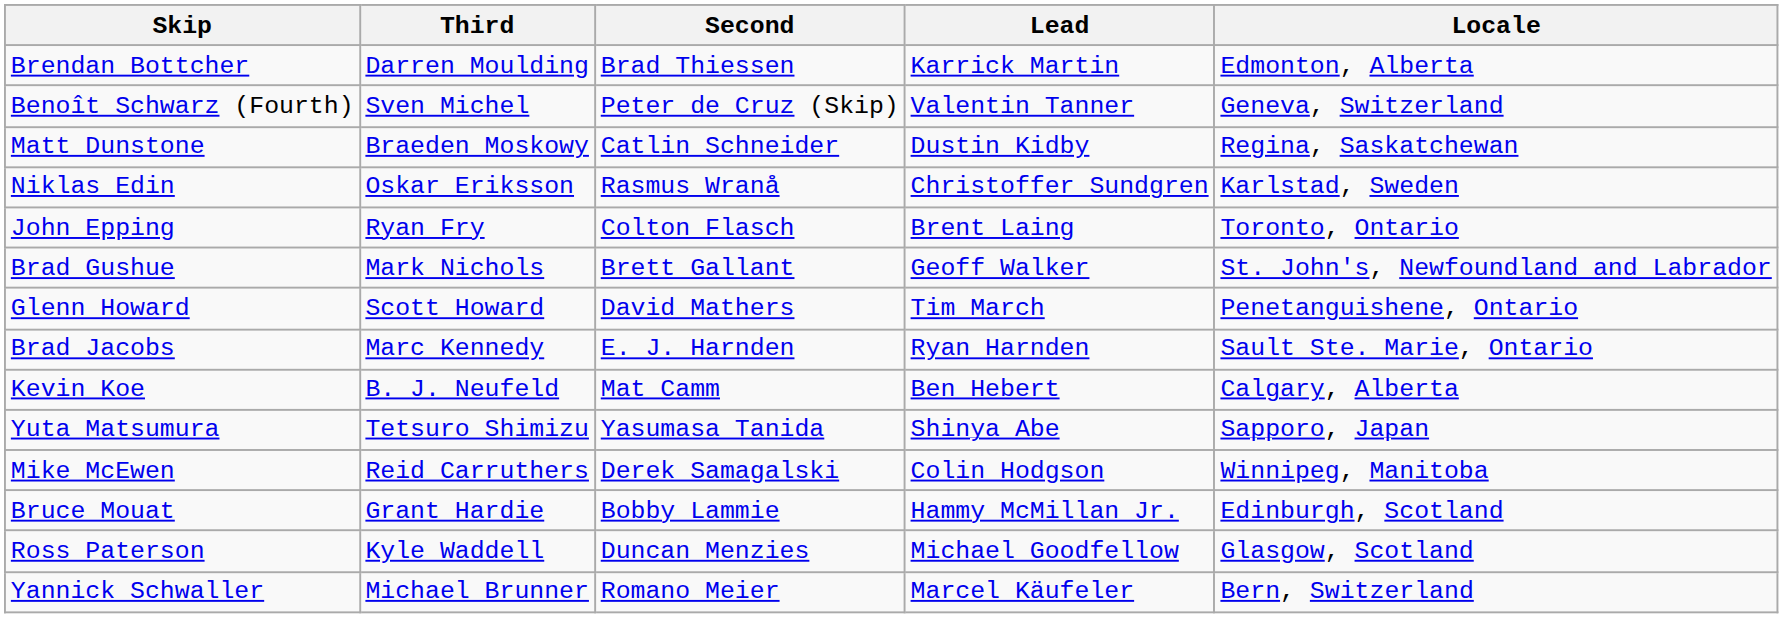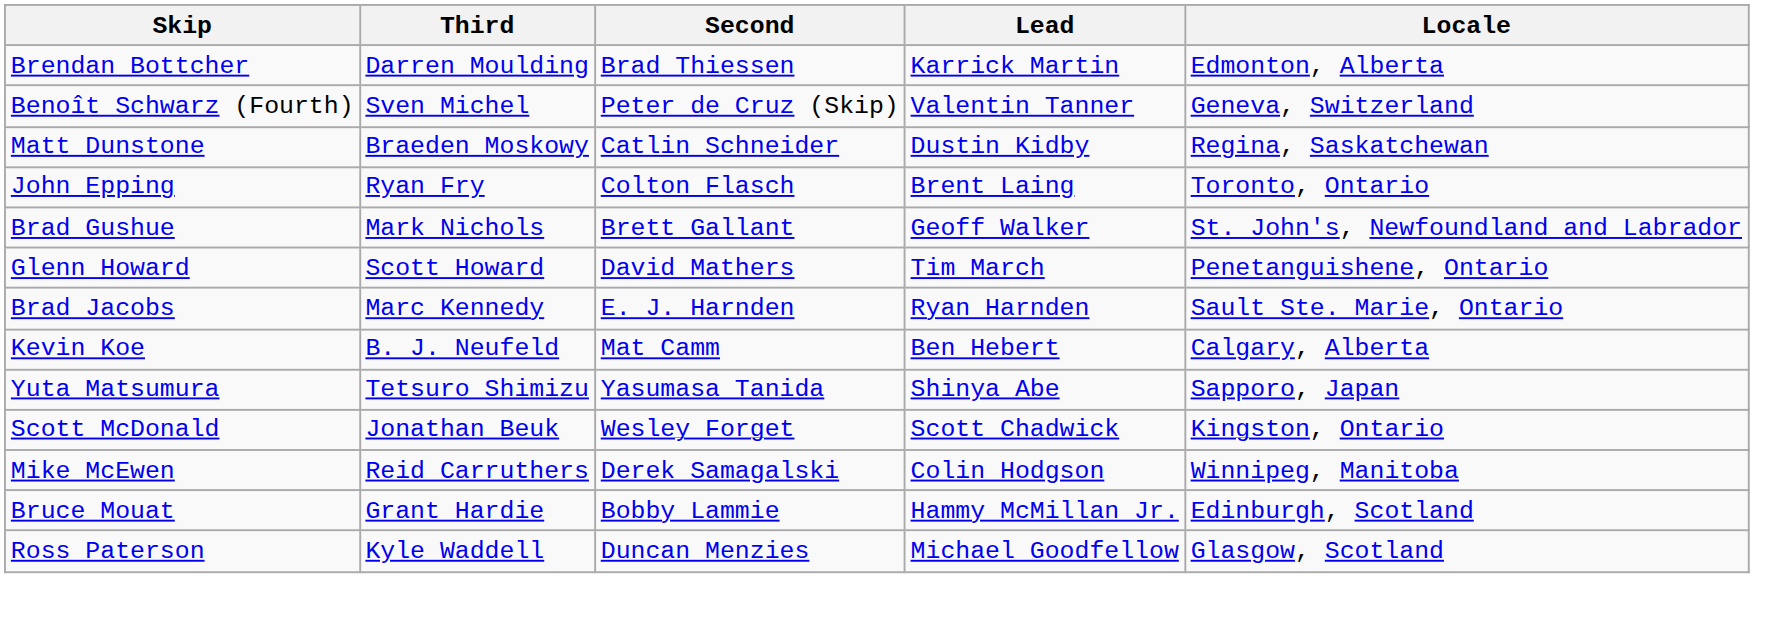- row: (93, 187)
+ row: (115, 430)
- row: (138, 592)
